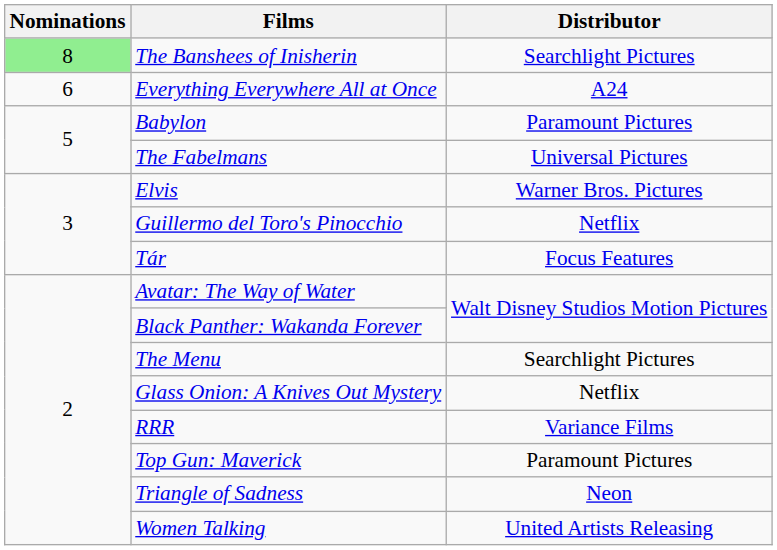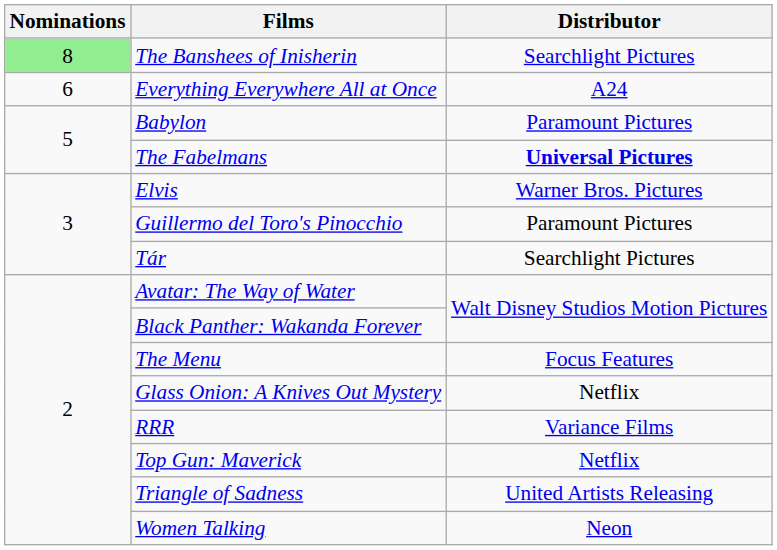(609, 156) normal -> (609, 156) bold
(609, 223) Netflix -> (609, 223) Paramount Pictures
(609, 257) Focus Features -> (609, 257) Searchlight Pictures
(609, 358) Searchlight Pictures -> (609, 358) Focus Features
(609, 460) Paramount Pictures -> (609, 460) Netflix
(609, 493) Neon -> (609, 493) United Artists Releasing
(609, 527) United Artists Releasing -> (609, 527) Neon
